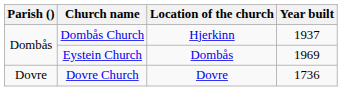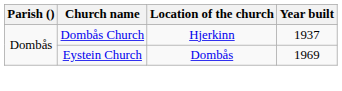- row: (102, 75)
